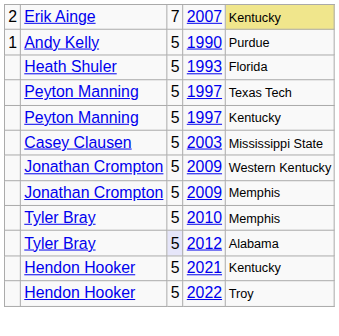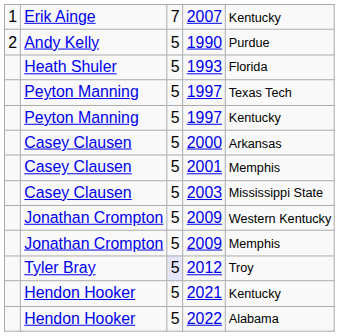(13, 17) 2 -> (13, 17) 1
(255, 17) khaki background -> (255, 17) no background
(13, 42) 1 -> (13, 42) 2
+ row: (78, 142)
+ row: (78, 167)
- row: (60, 218)
(254, 243) Alabama -> (241, 268) Troy
(241, 293) Troy -> (254, 319) Alabama
